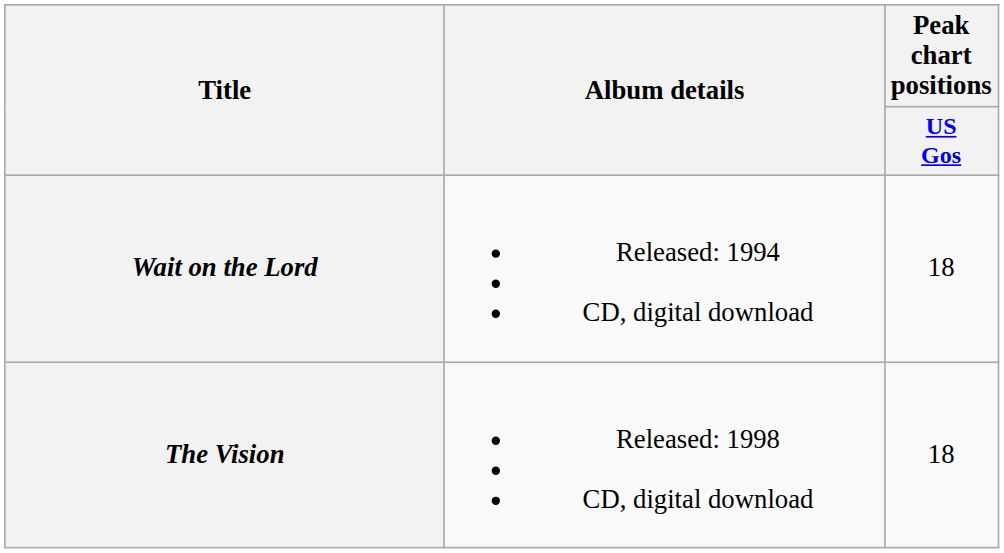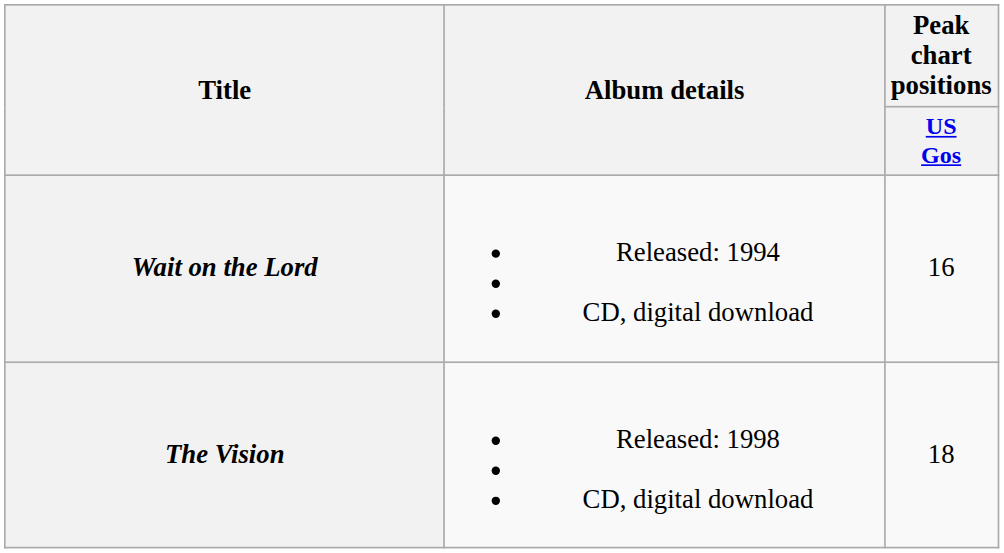(941, 268) 18 -> (941, 268) 16
